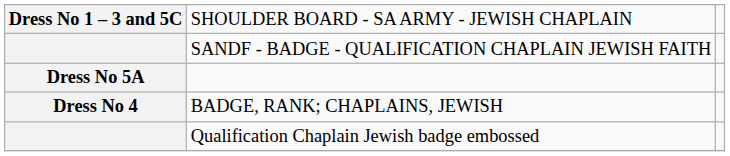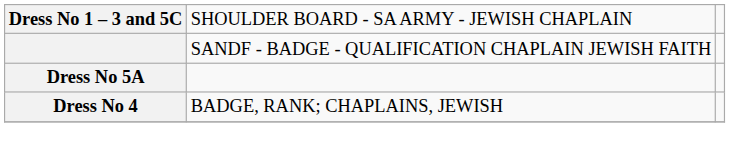- row: (96, 136)
